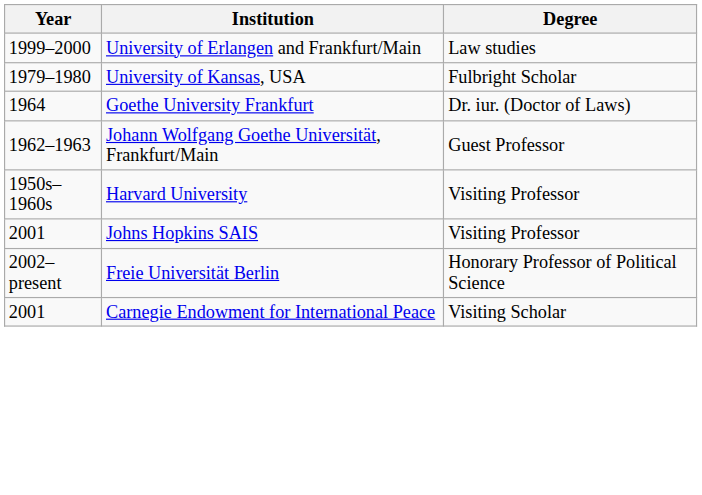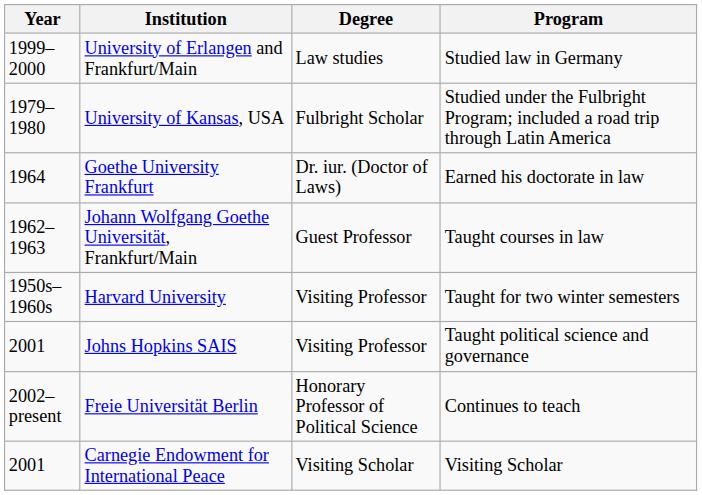+ column: (569, 18)
